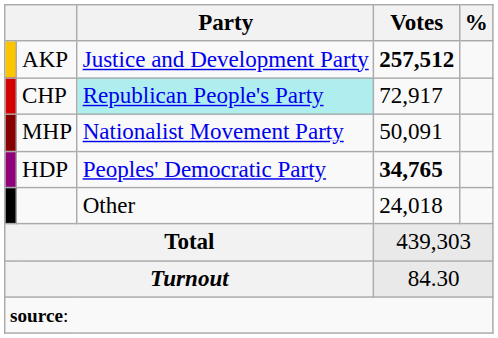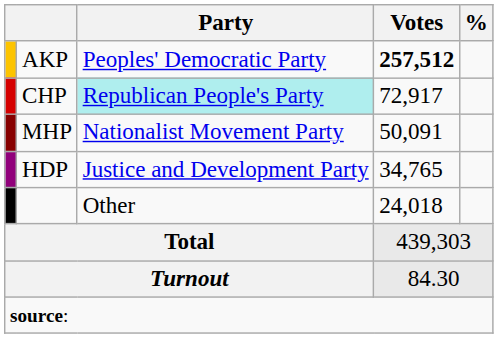(226, 59) Justice and Development Party -> (204, 59) Peoples' Democratic Party
(204, 168) Peoples' Democratic Party -> (226, 168) Justice and Development Party
(411, 168) bold -> (411, 168) normal
